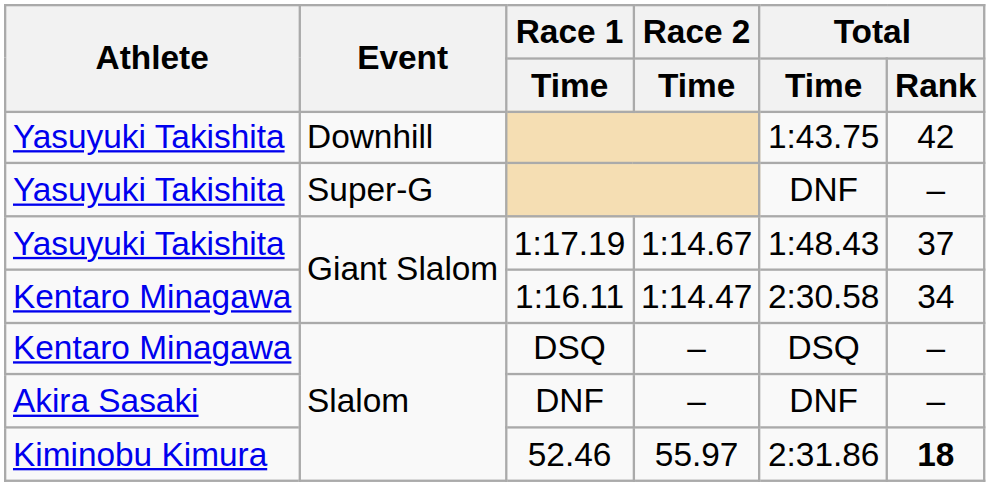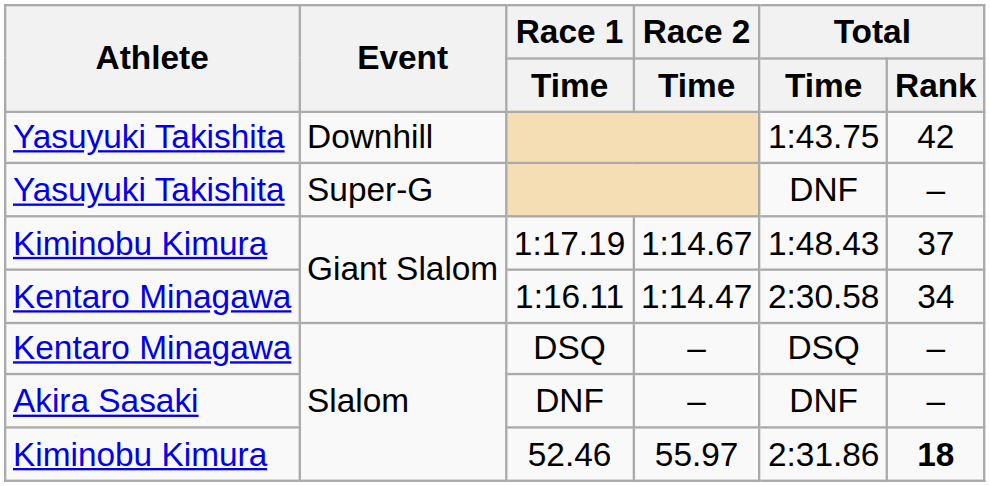(149, 243) Yasuyuki Takishita -> (140, 243) Kiminobu Kimura
